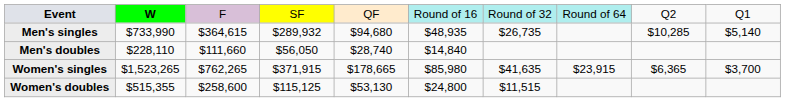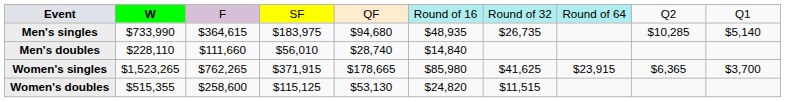(297, 32) $289,932 -> (297, 32) $183,975
(297, 51) $56,050 -> (297, 51) $56,010
(520, 69) $41,635 -> (520, 69) $41,625
(446, 88) $24,800 -> (446, 88) $24,820
